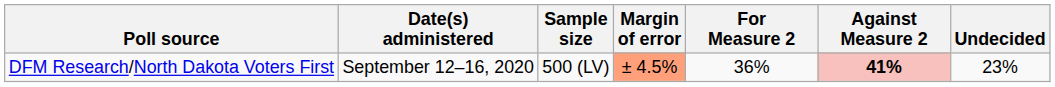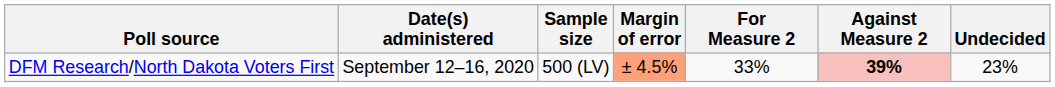(752, 67) 36% -> (752, 67) 33%
(884, 67) 41% -> (884, 67) 39%
